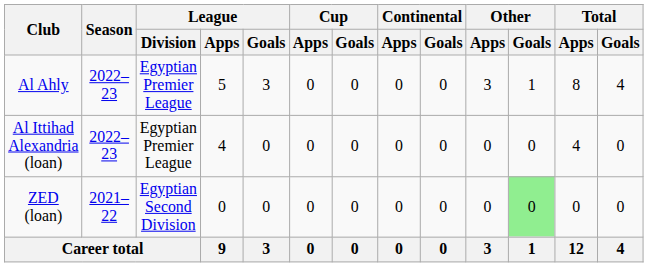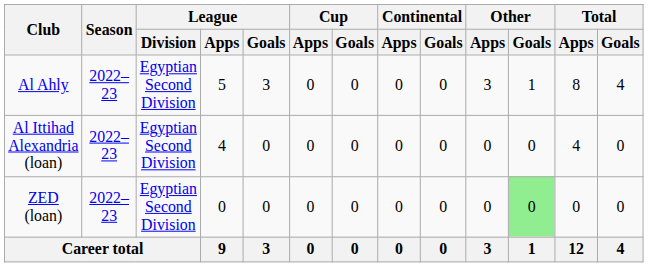(168, 85) Egyptian Premier League -> (168, 85) Egyptian Second Division
(168, 145) Egyptian Premier League -> (168, 145) Egyptian Second Division
(109, 206) 2021–22 -> (109, 206) 2022–23
